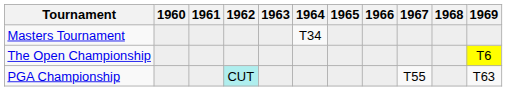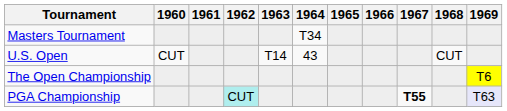+ row: (38, 56)
(414, 76) normal -> (414, 97) bold
(484, 76) no background -> (484, 97) lavender background
